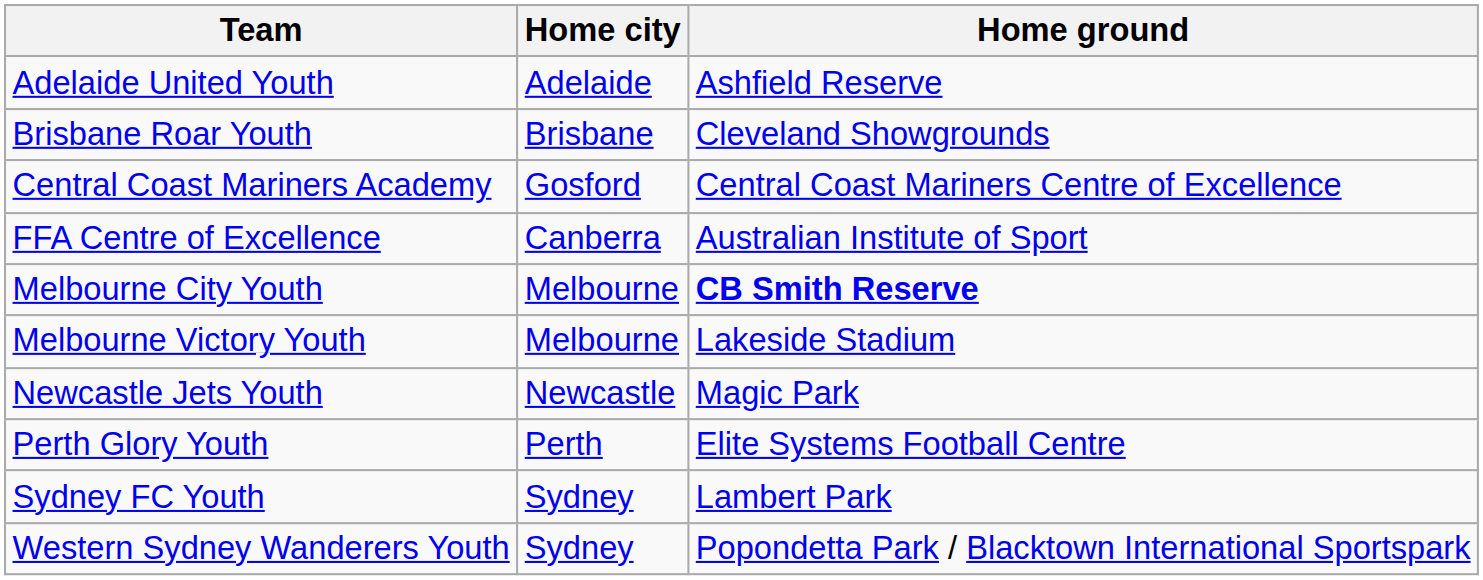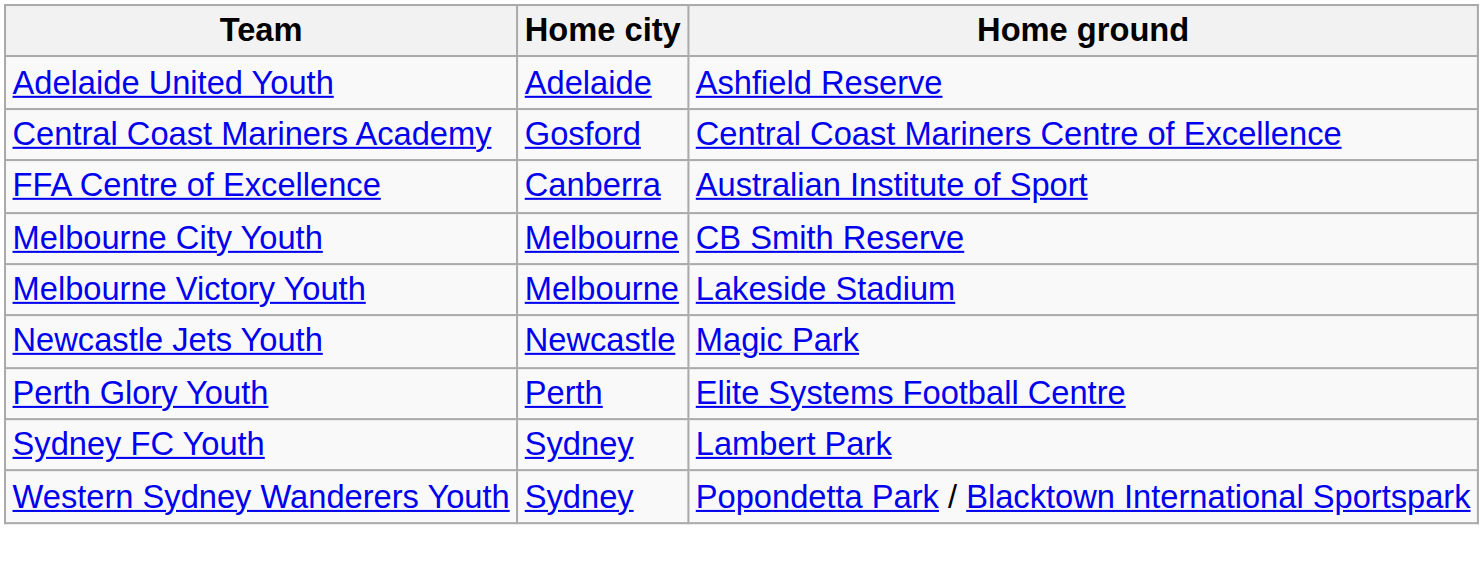- row: (162, 133)
(837, 289) bold -> (830, 237) normal
